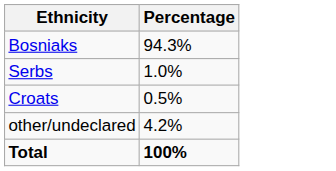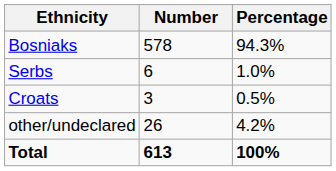+ column: (186, 17)
